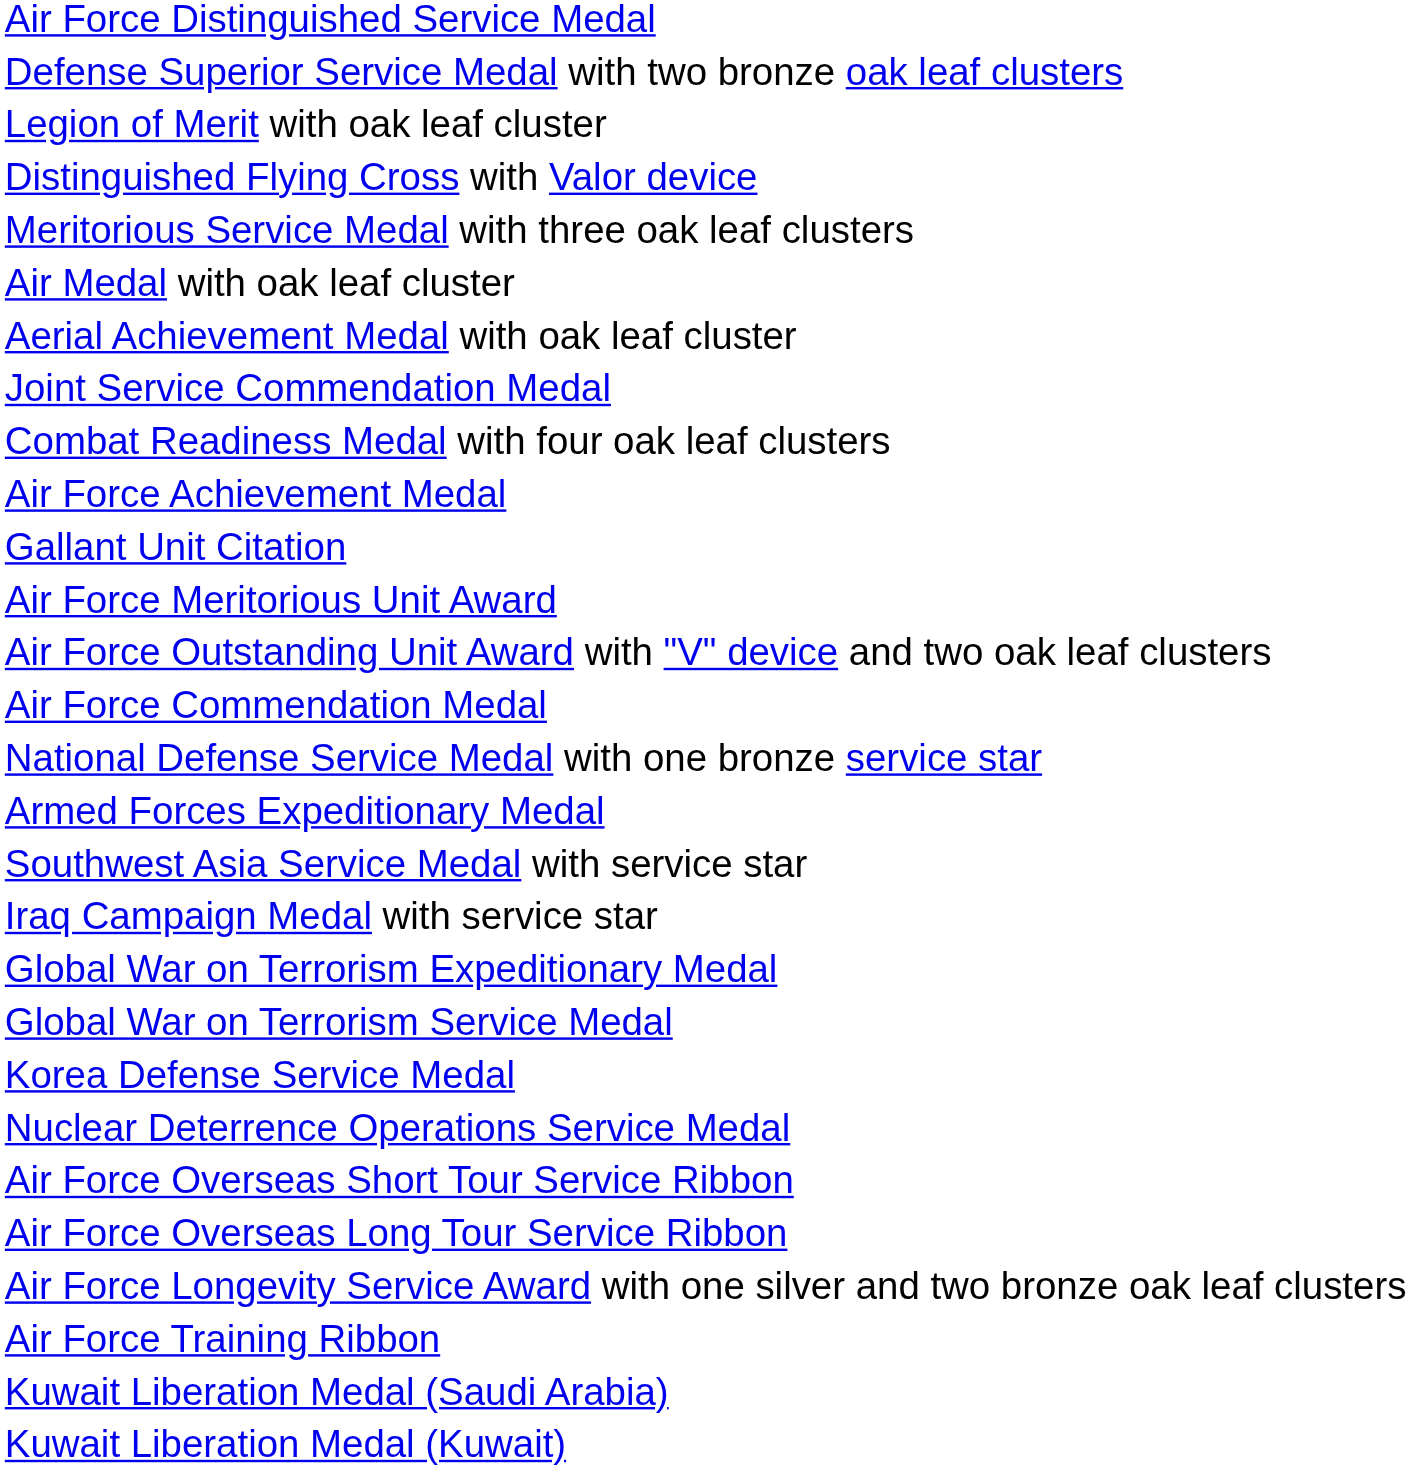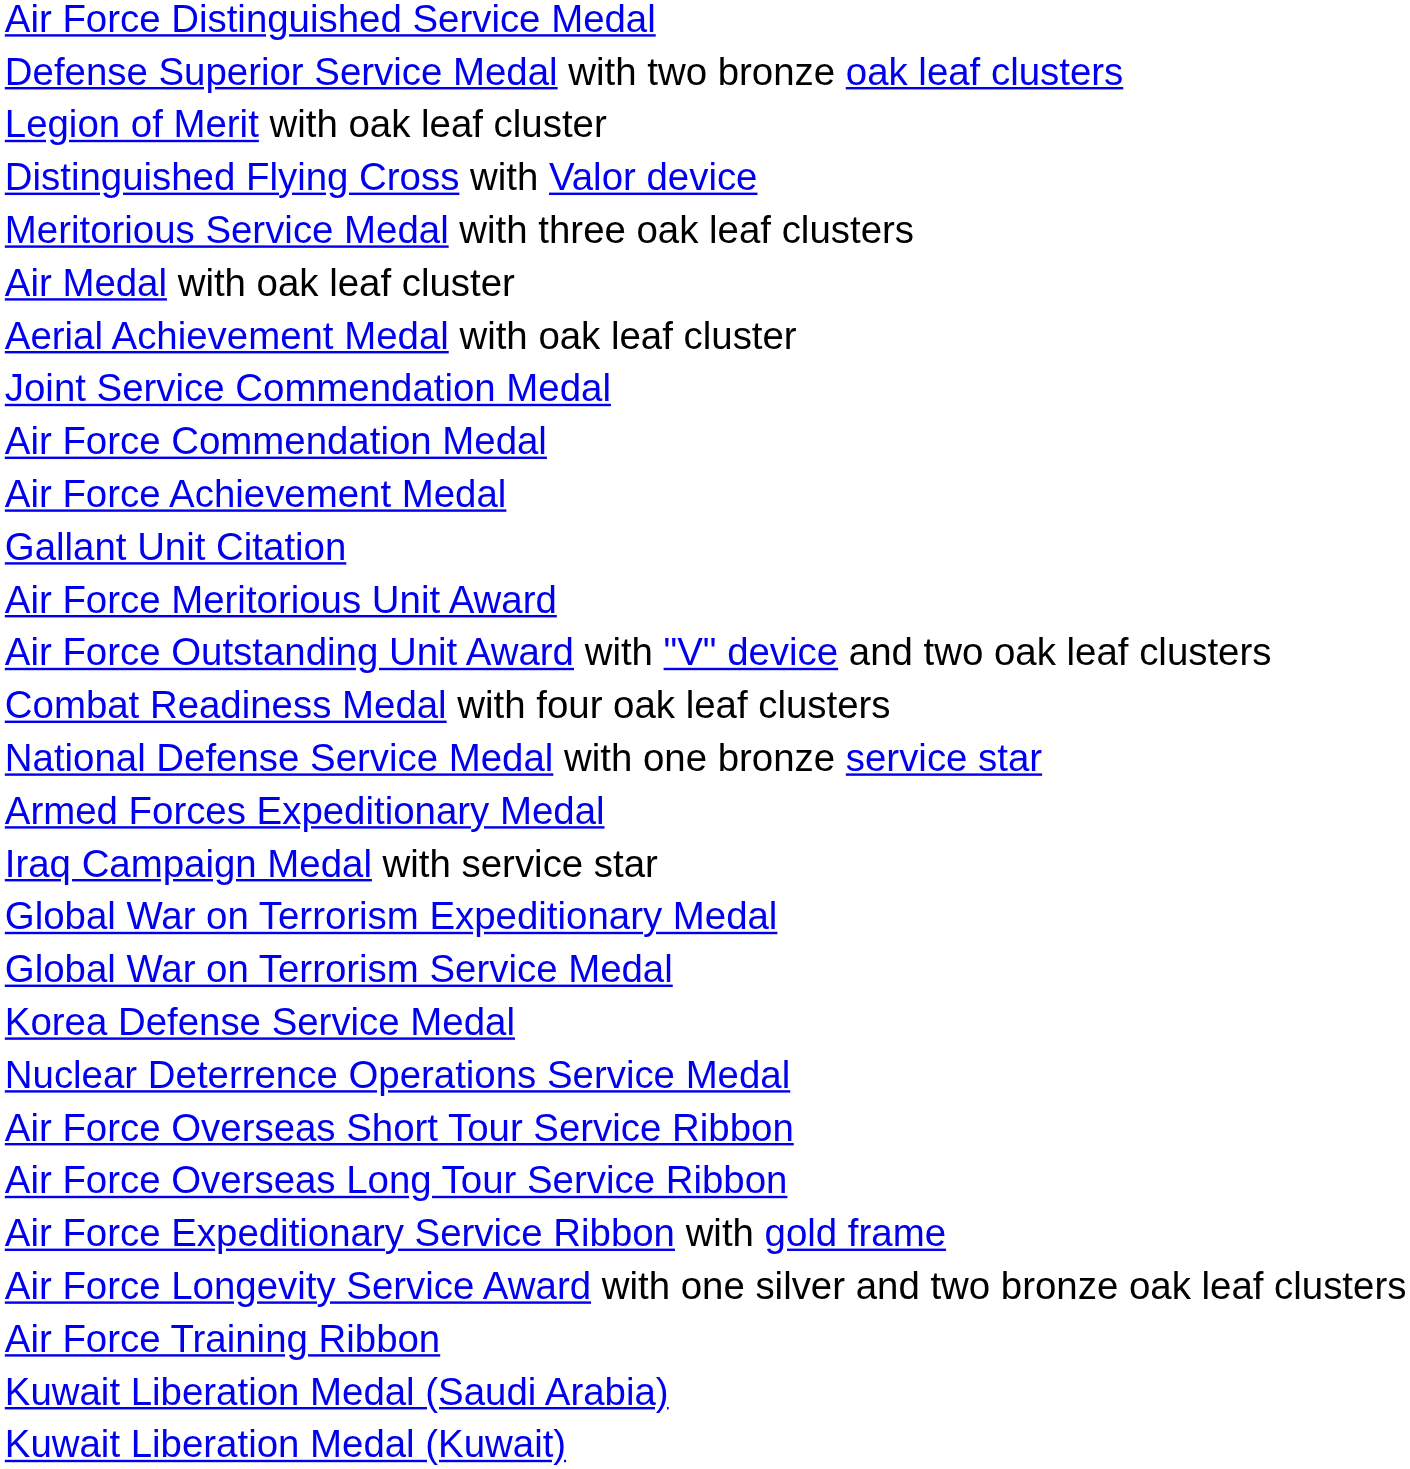rows swapped: (276, 705) <-> (448, 441)
- row: (406, 863)
+ row: (475, 1233)
